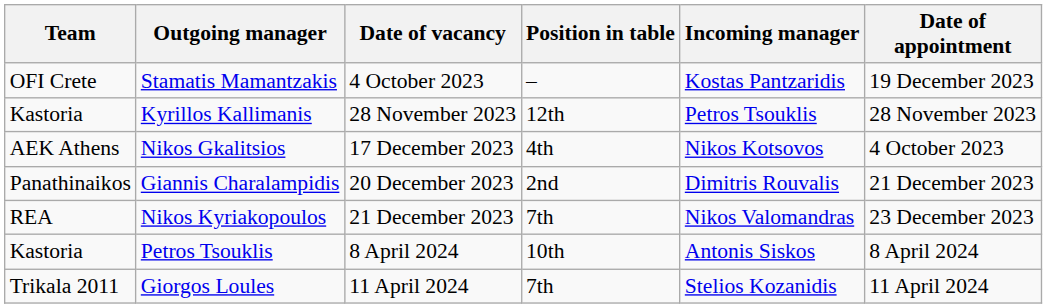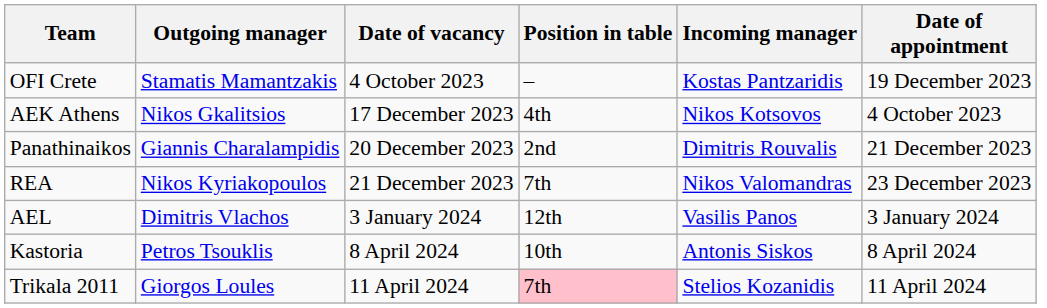- row: (226, 114)
+ row: (215, 217)
(540, 285) no background -> (537, 285) pink background
